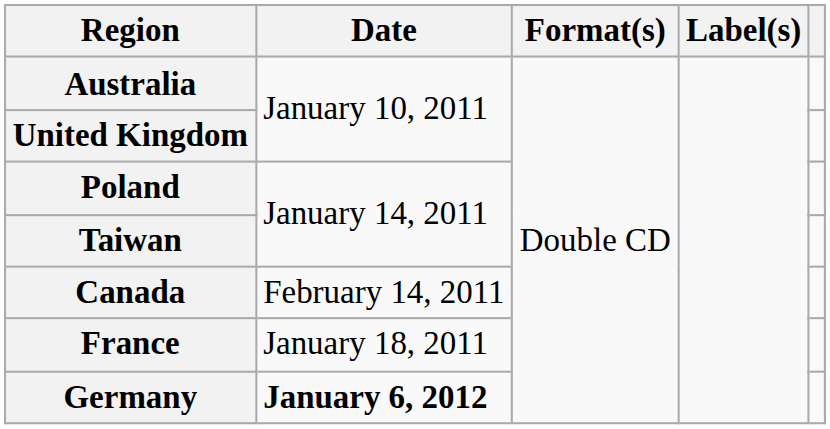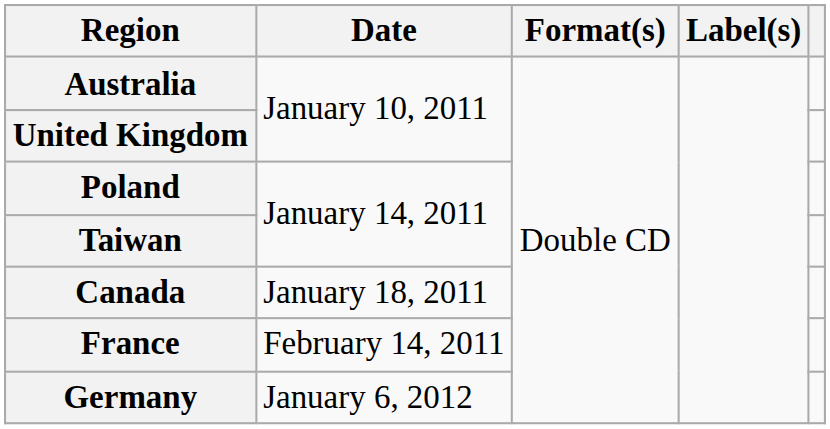(384, 291) February 14, 2011 -> (376, 291) January 18, 2011
(376, 344) January 18, 2011 -> (384, 344) February 14, 2011
(375, 396) bold -> (368, 396) normal
